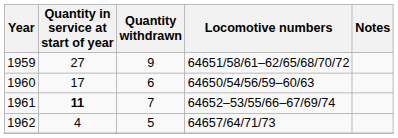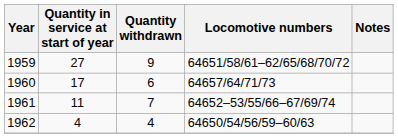(251, 83) 64650/54/56/59–60/63 -> (232, 83) 64657/64/71/73
(77, 103) bold -> (77, 103) normal
(151, 123) 5 -> (151, 123) 4
(232, 123) 64657/64/71/73 -> (251, 123) 64650/54/56/59–60/63
